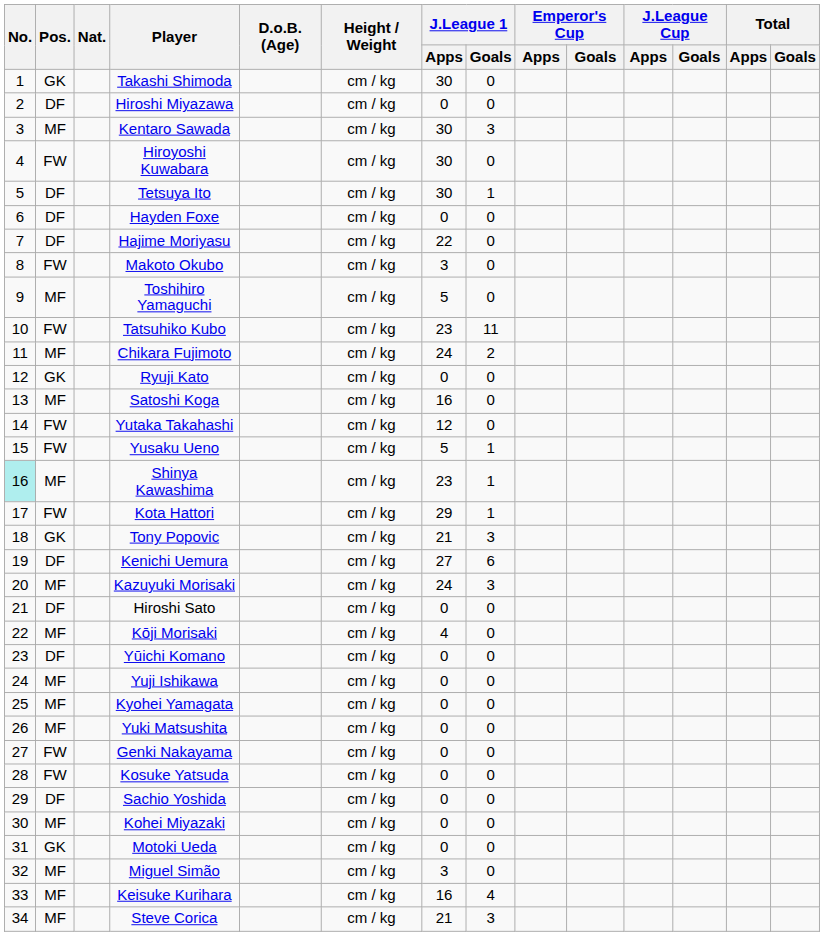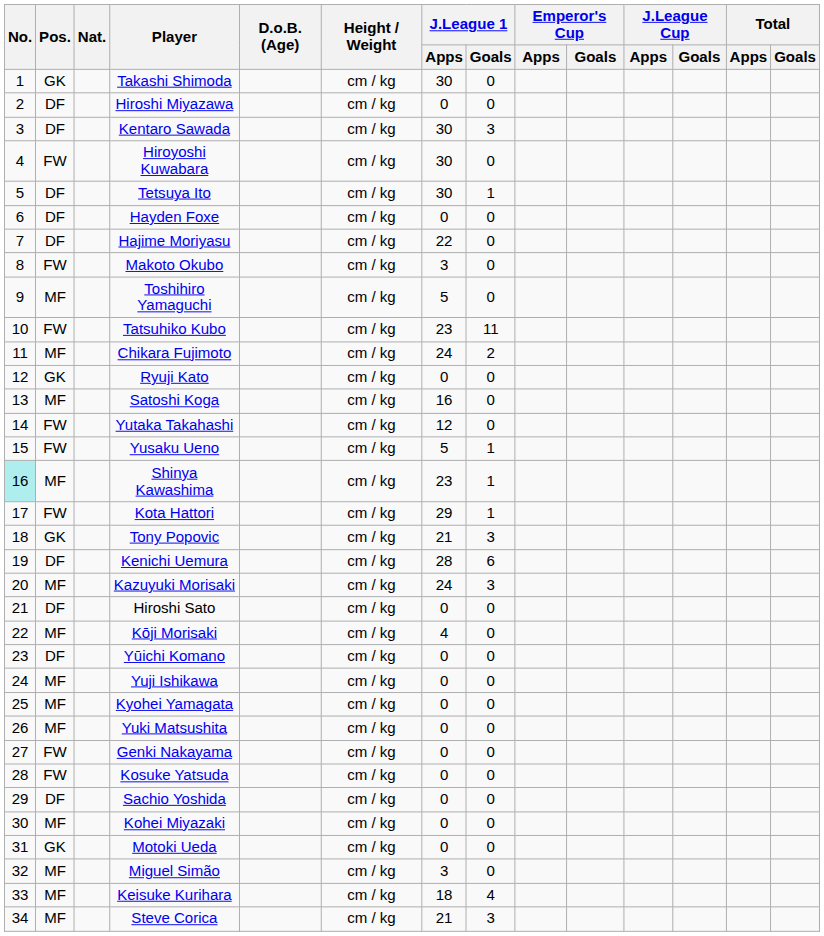(55, 128) MF -> (55, 128) DF
(444, 561) 27 -> (444, 561) 28
(444, 895) 16 -> (444, 895) 18
